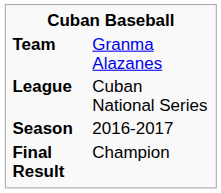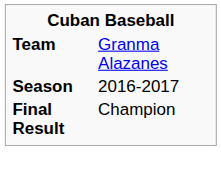- row: (42, 86)
